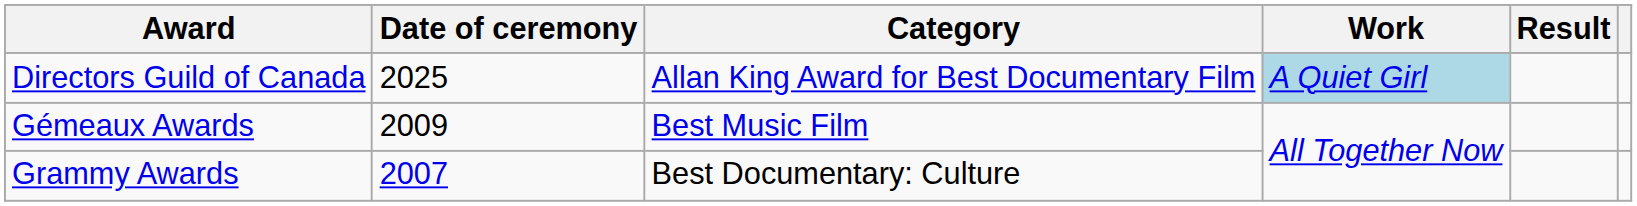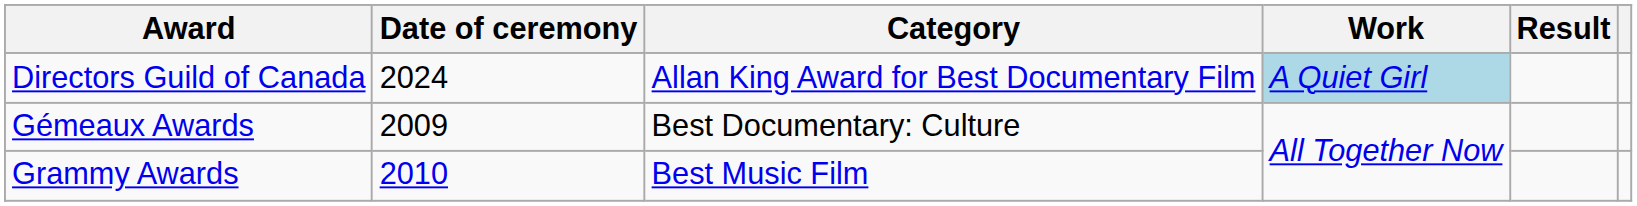(414, 77) 2025 -> (414, 77) 2024
(760, 126) Best Music Film -> (836, 126) Best Documentary: Culture
(414, 175) 2007 -> (414, 175) 2010
(836, 175) Best Documentary: Culture -> (760, 175) Best Music Film
